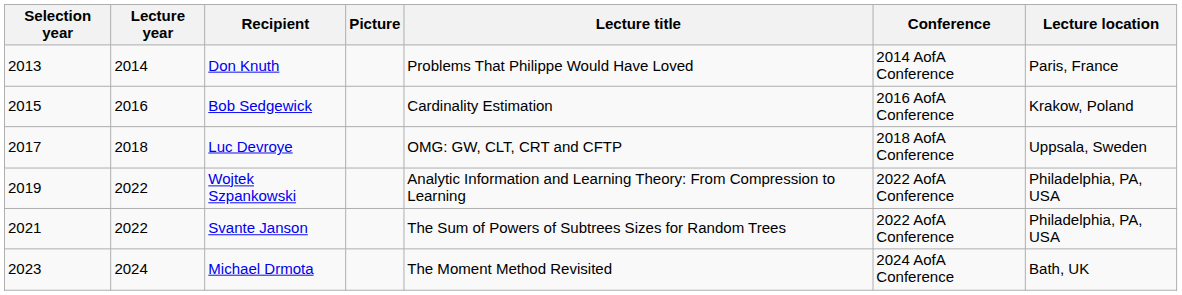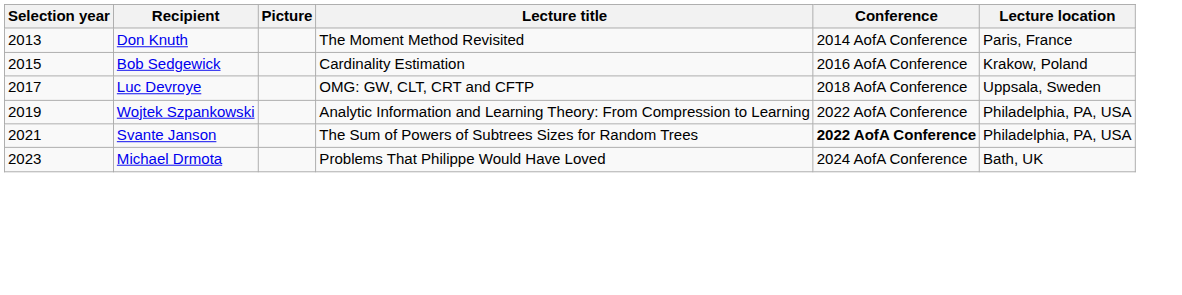- column: (158, 24)
(550, 65) Problems That Philippe Would Have Loved -> (422, 40) The Moment Method Revisited
(915, 228) normal -> (896, 135) bold
(510, 269) The Moment Method Revisited -> (462, 159) Problems That Philippe Would Have Loved
